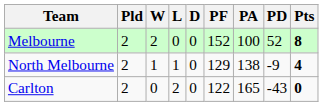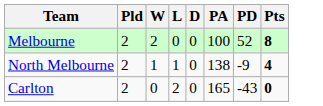- column: (219, 16)
